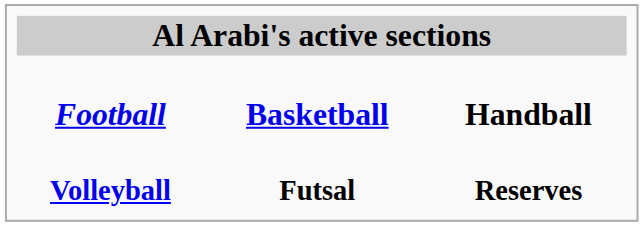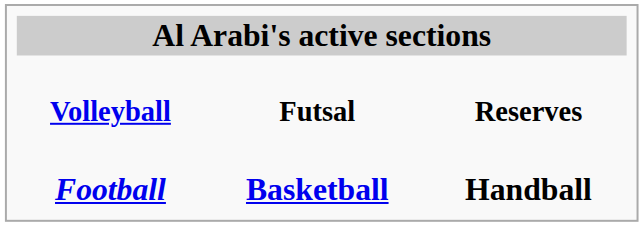rows swapped: (110, 114) <-> (110, 190)
